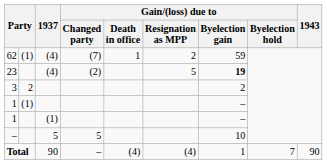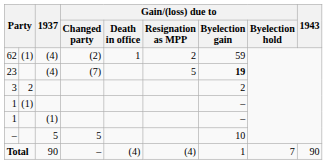(95, 55) (7) -> (95, 55) (2)
(95, 71) (2) -> (95, 71) (7)
